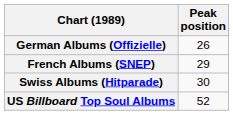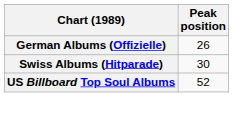- row: (91, 63)
